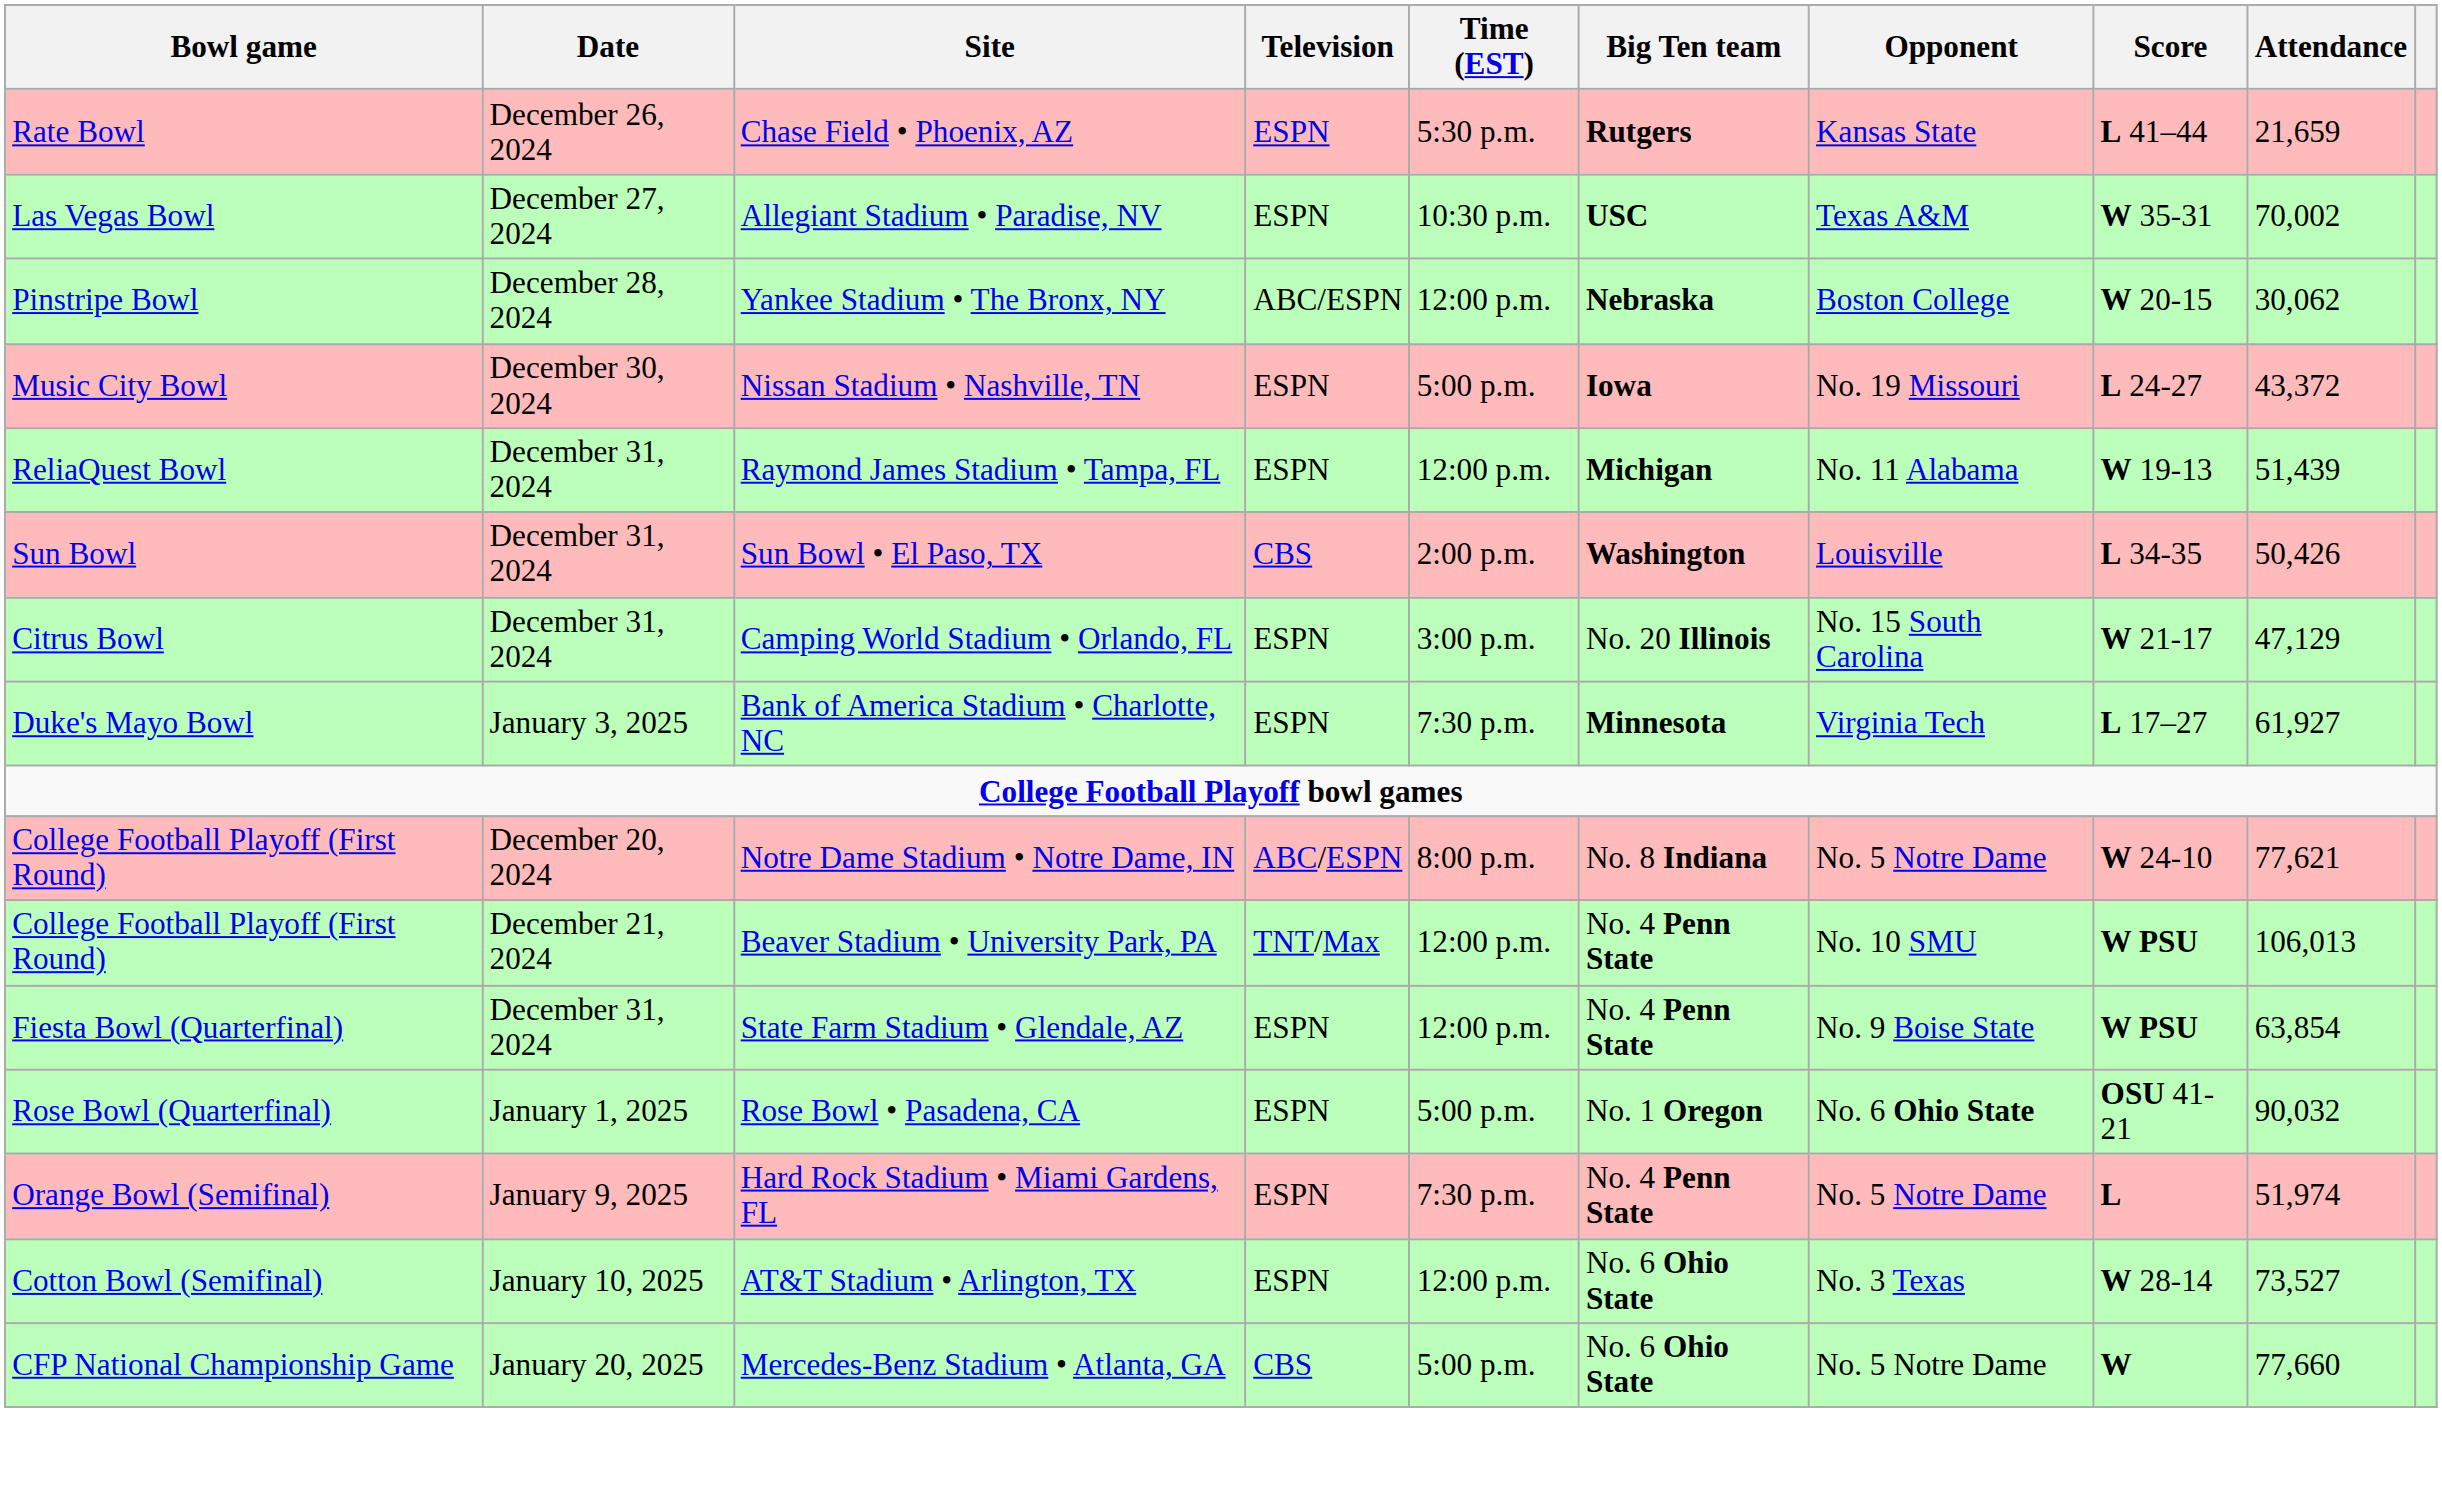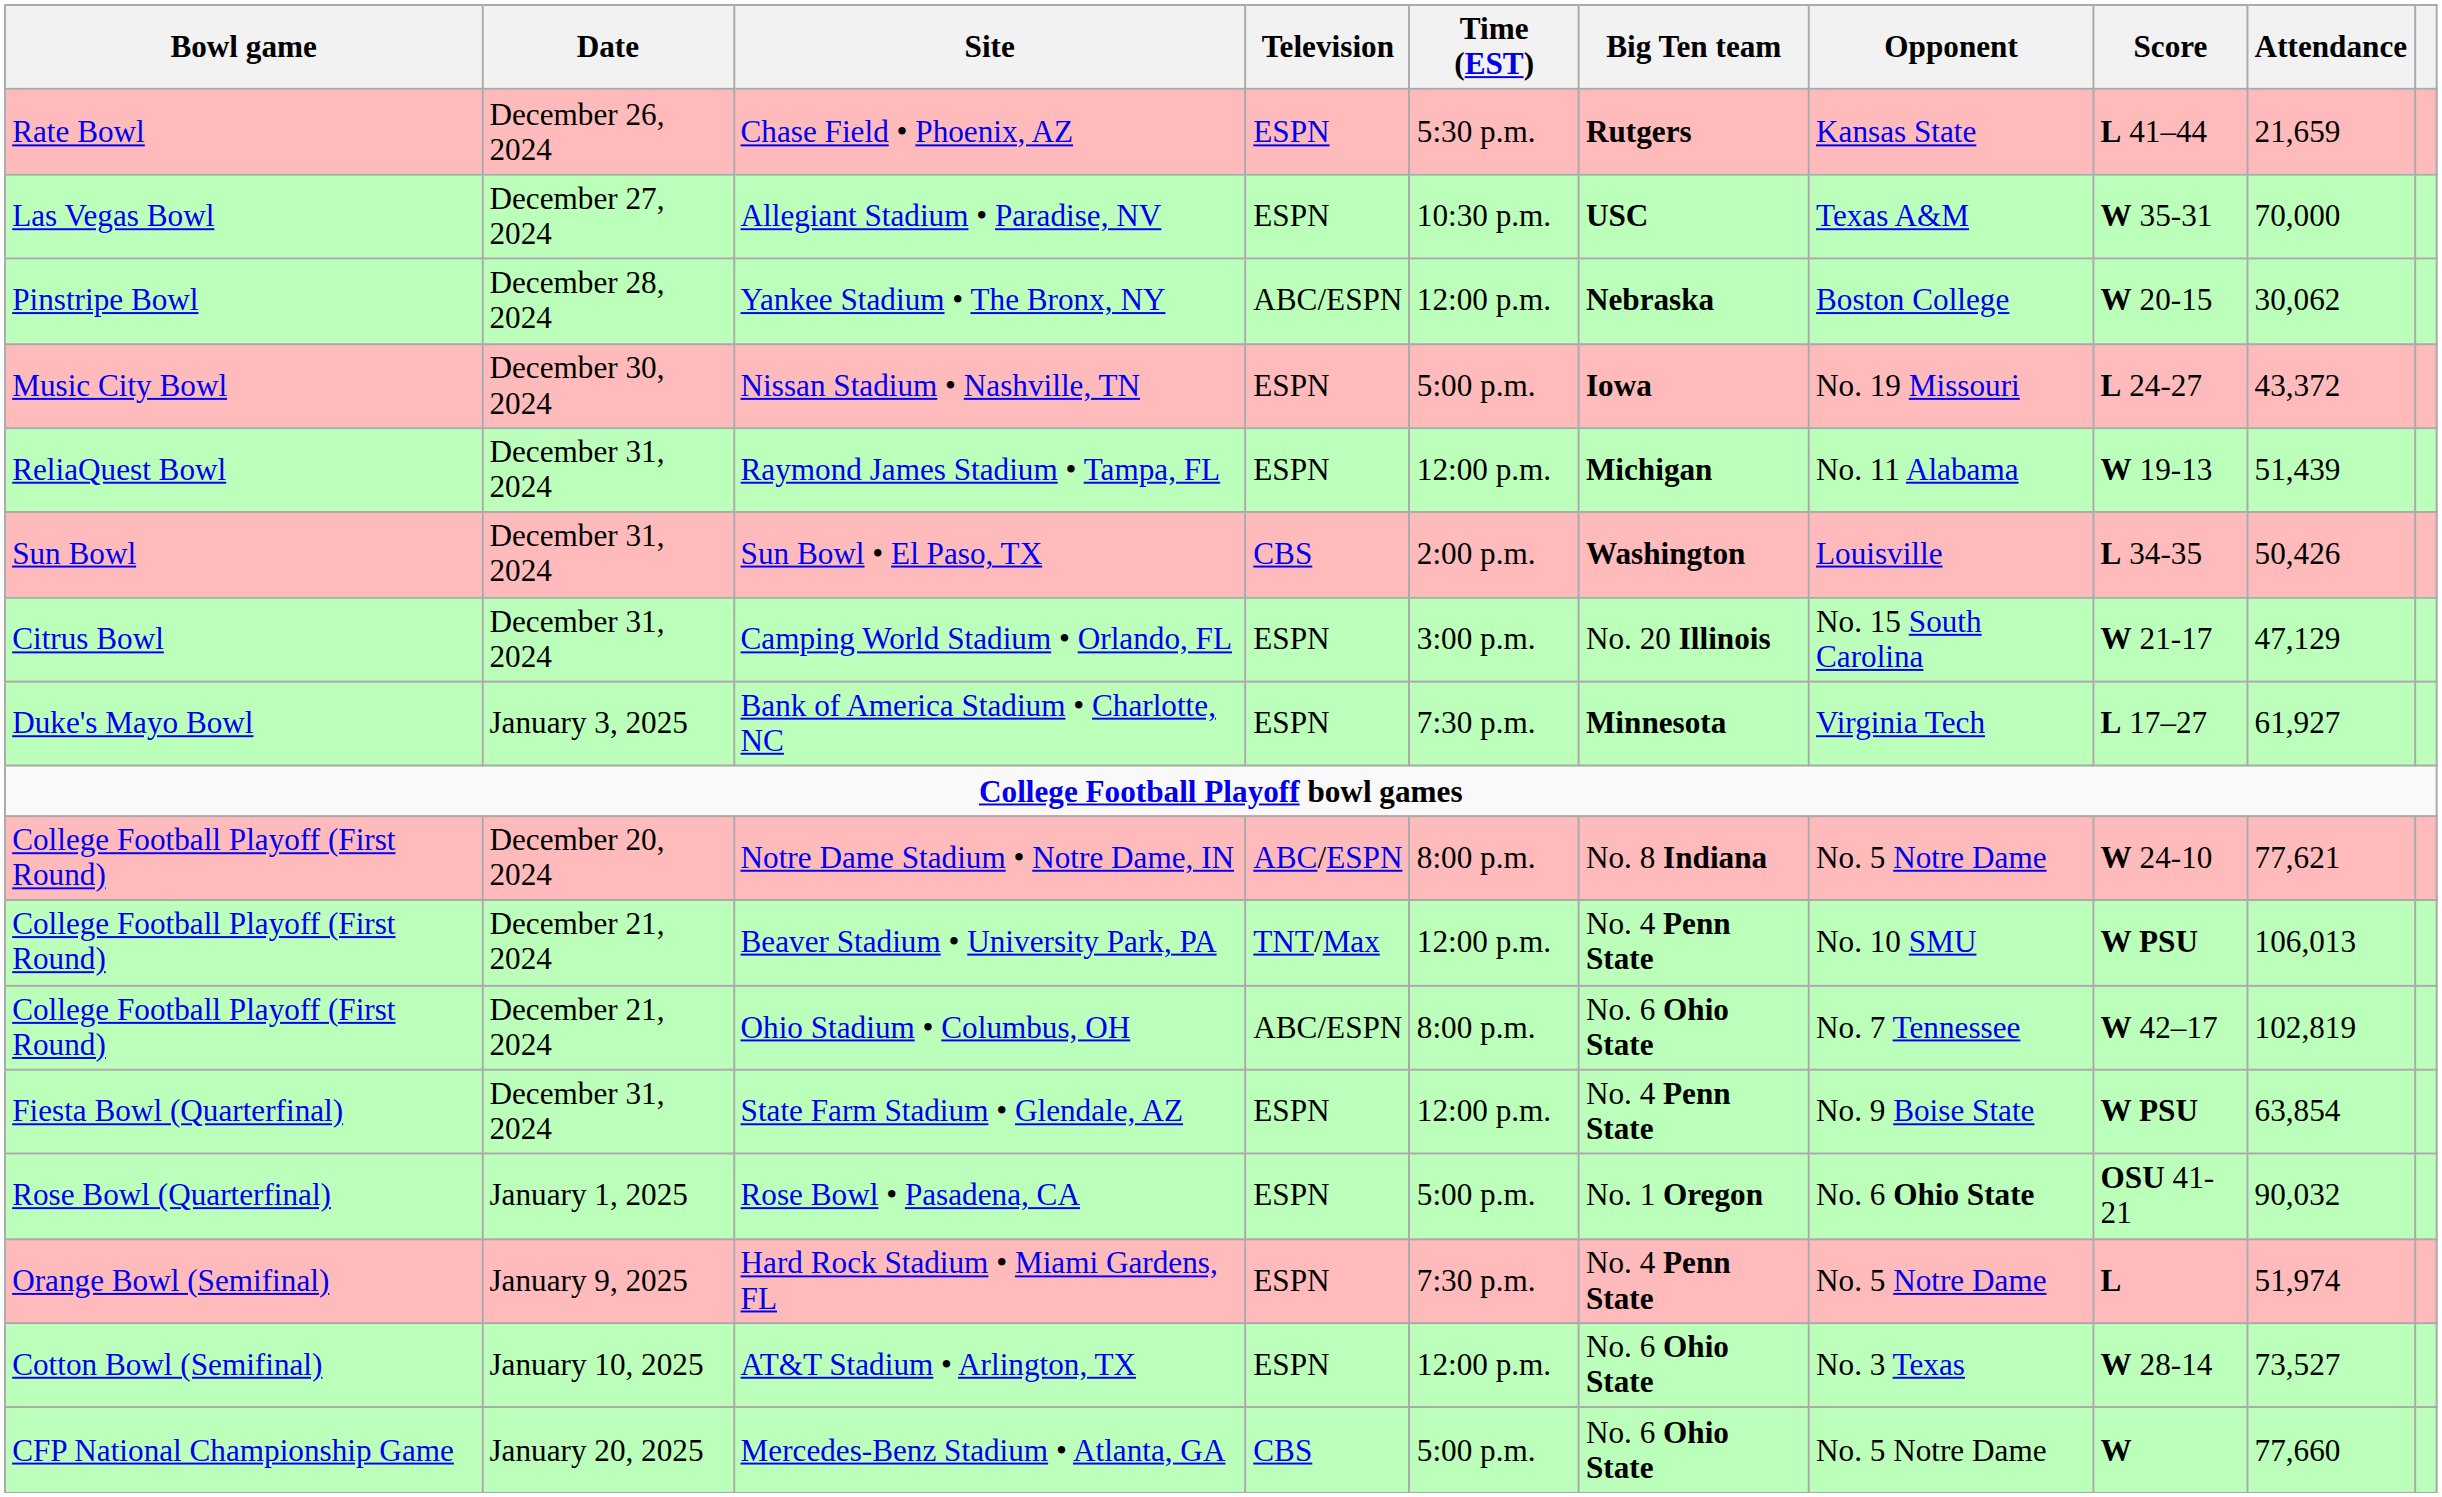(2298, 215) 70,002 -> (2298, 215) 70,000
+ row: (935, 1026)
